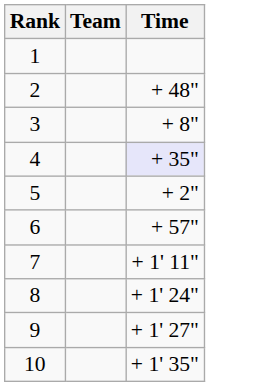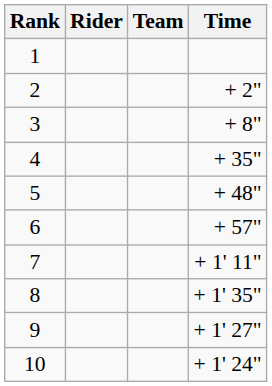+ column: (96, 21)
(175, 90) + 48" -> (243, 90) + 2"
(175, 158) lavender background -> (238, 158) no background
(180, 192) + 2" -> (238, 192) + 48"
(165, 295) + 1' 24" -> (228, 295) + 1' 35"
(165, 364) + 1' 35" -> (228, 364) + 1' 24"
